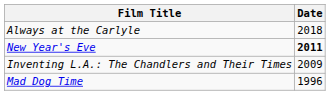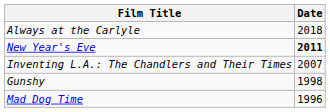(310, 64) 2009 -> (310, 64) 2007
+ row: (26, 82)
